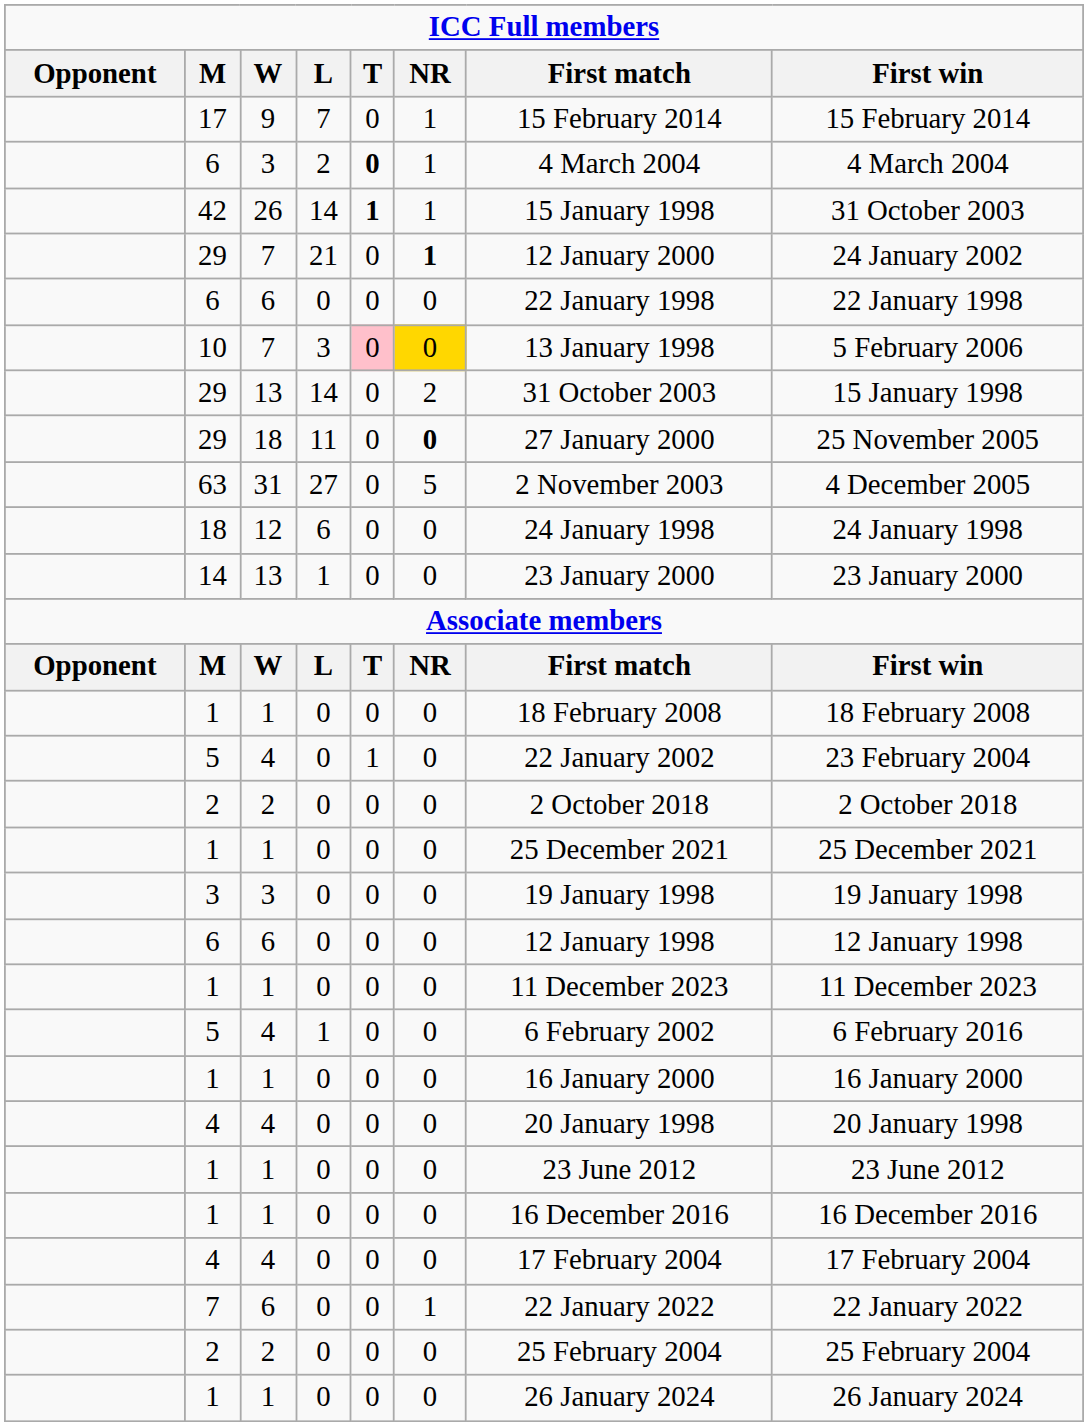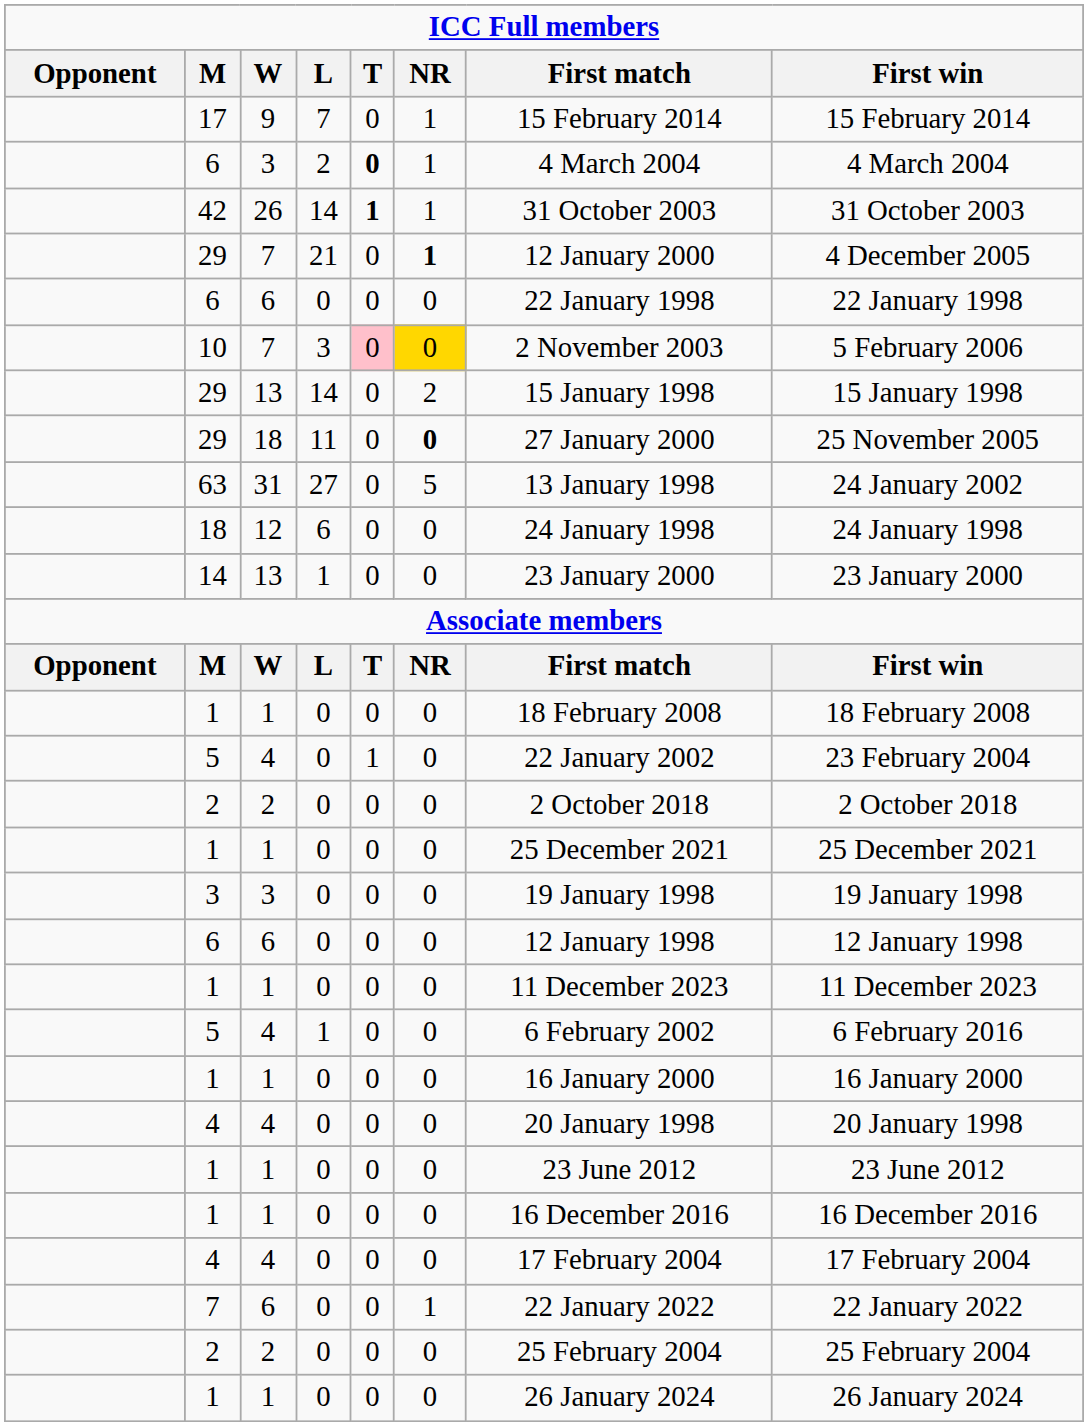(619, 210) 15 January 1998 -> (619, 210) 31 October 2003
(928, 255) 24 January 2002 -> (928, 255) 4 December 2005
(619, 347) 13 January 1998 -> (619, 347) 2 November 2003
(619, 392) 31 October 2003 -> (619, 392) 15 January 1998
(619, 484) 2 November 2003 -> (619, 484) 13 January 1998
(928, 484) 4 December 2005 -> (928, 484) 24 January 2002
